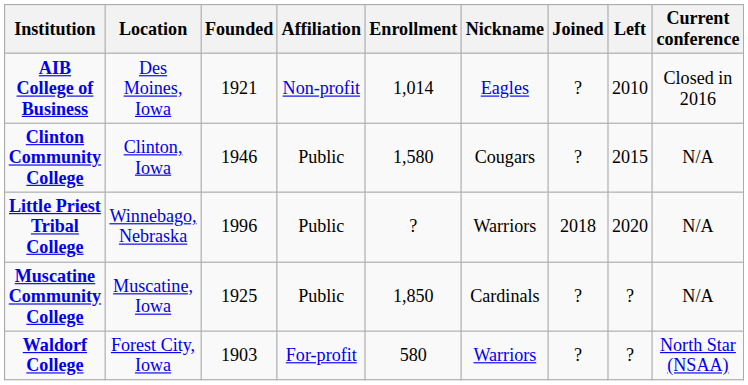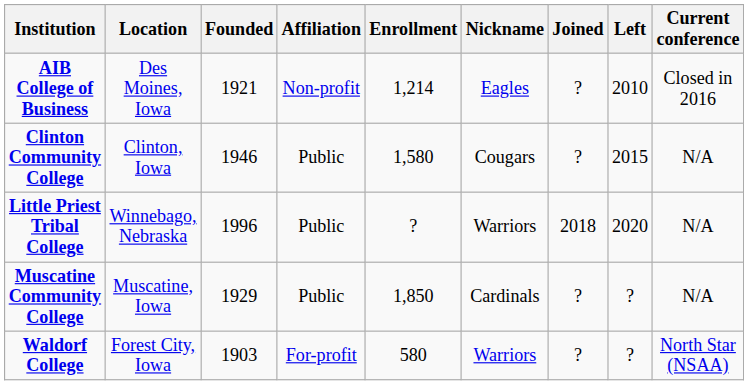(413, 88) 1,014 -> (413, 88) 1,214
(239, 296) 1925 -> (239, 296) 1929
